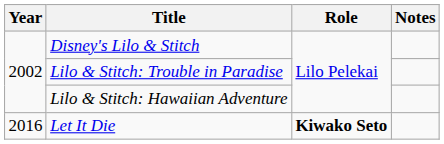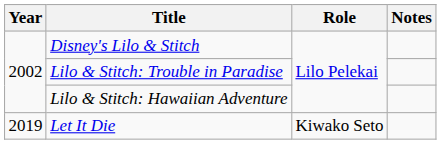(25, 125) 2016 -> (25, 125) 2019
(341, 125) bold -> (339, 125) normal
